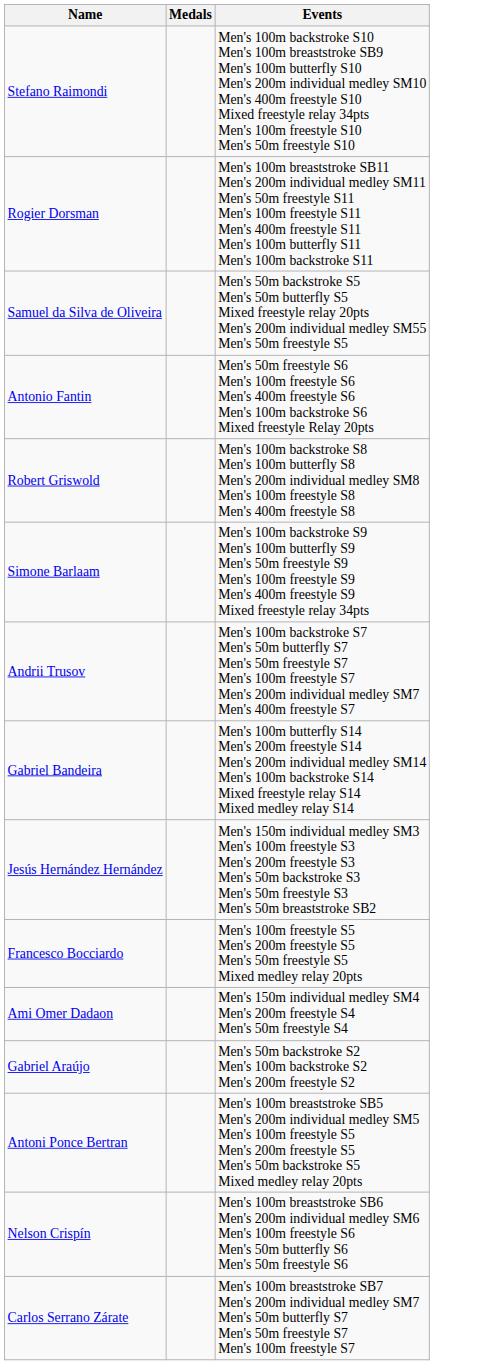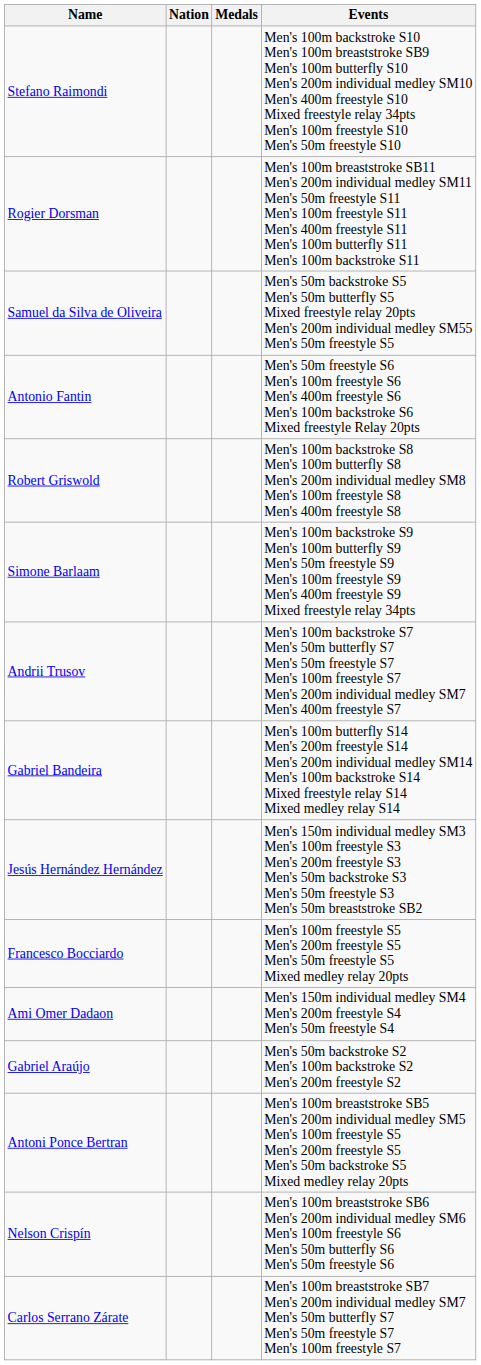+ column: (189, 15)
